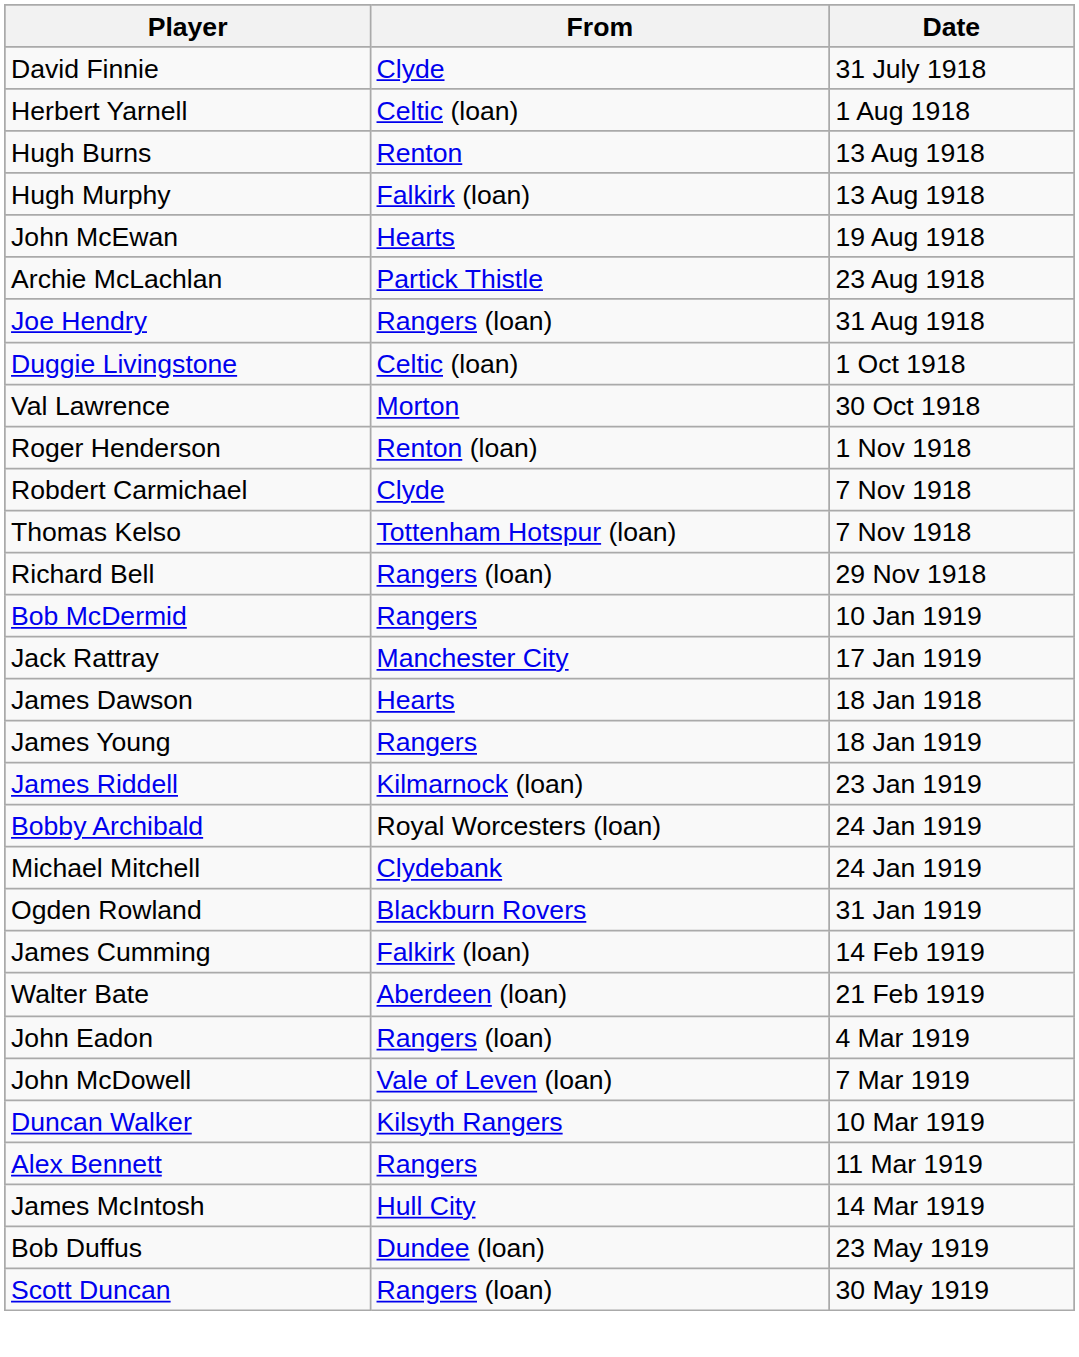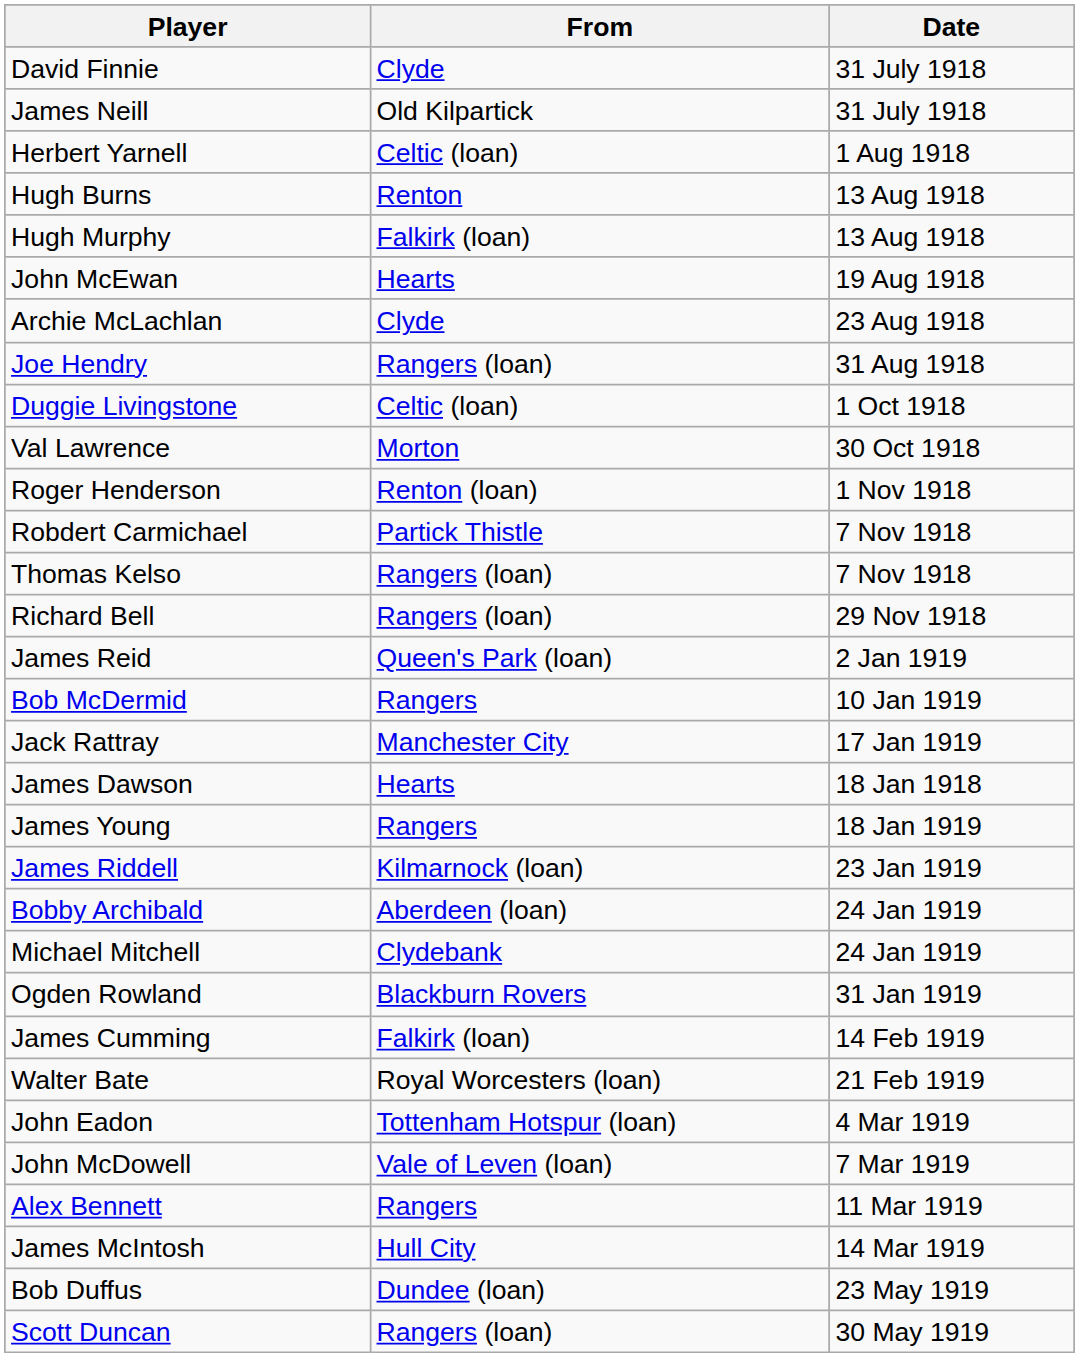+ row: (80, 110)
(460, 279) Partick Thistle -> (411, 321) Clyde
(411, 489) Clyde -> (460, 531) Partick Thistle
(526, 531) Tottenham Hotspur (loan) -> (464, 574) Rangers (loan)
+ row: (81, 658)
(519, 826) Royal Worcesters (loan) -> (472, 910) Aberdeen (loan)
(472, 995) Aberdeen (loan) -> (519, 1079) Royal Worcesters (loan)
(464, 1037) Rangers (loan) -> (526, 1121) Tottenham Hotspur (loan)
- row: (101, 1121)
